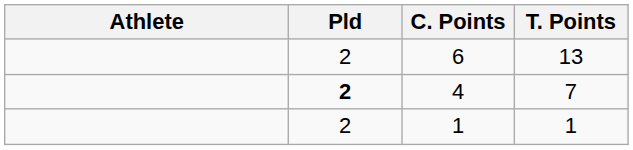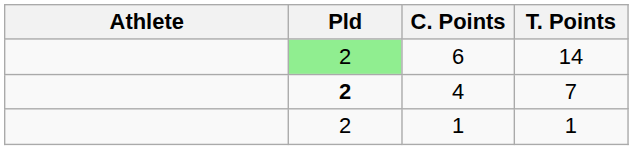(345, 56) no background -> (345, 56) lightgreen background
(571, 56) 13 -> (571, 56) 14
